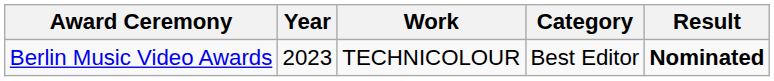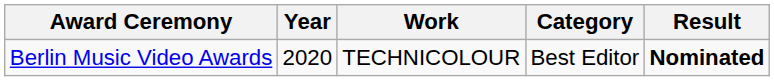(307, 57) 2023 -> (307, 57) 2020
